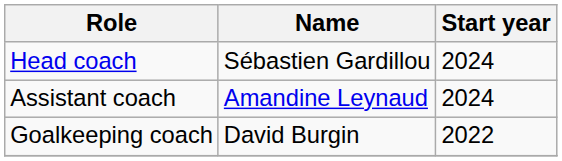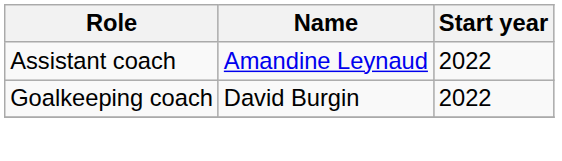- row: (73, 60)
(468, 98) 2024 -> (465, 60) 2022
